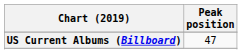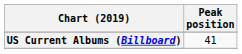(210, 40) 47 -> (210, 40) 41
